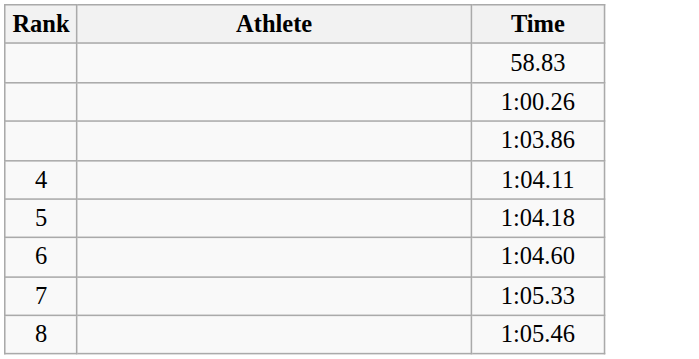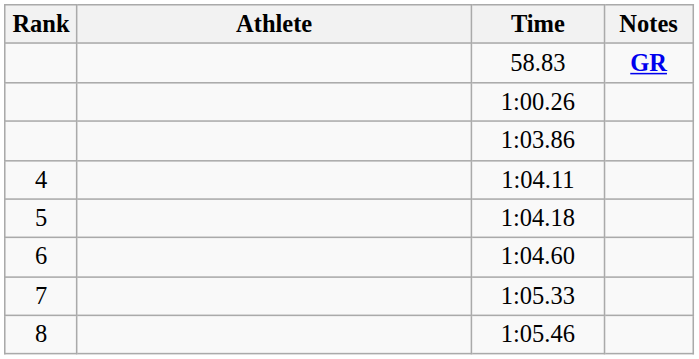+ column: (649, 23)
